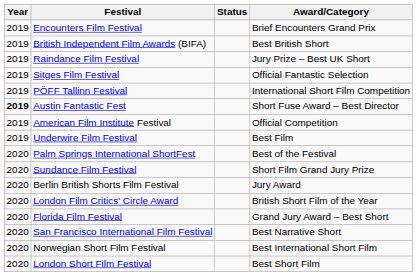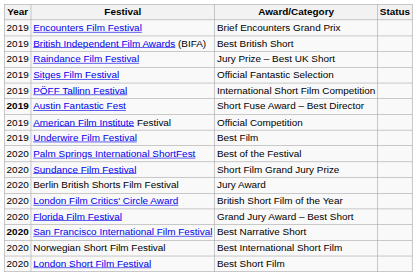columns swapped: (331, 12) <-> (232, 12)
(18, 232) normal -> (18, 232) bold
